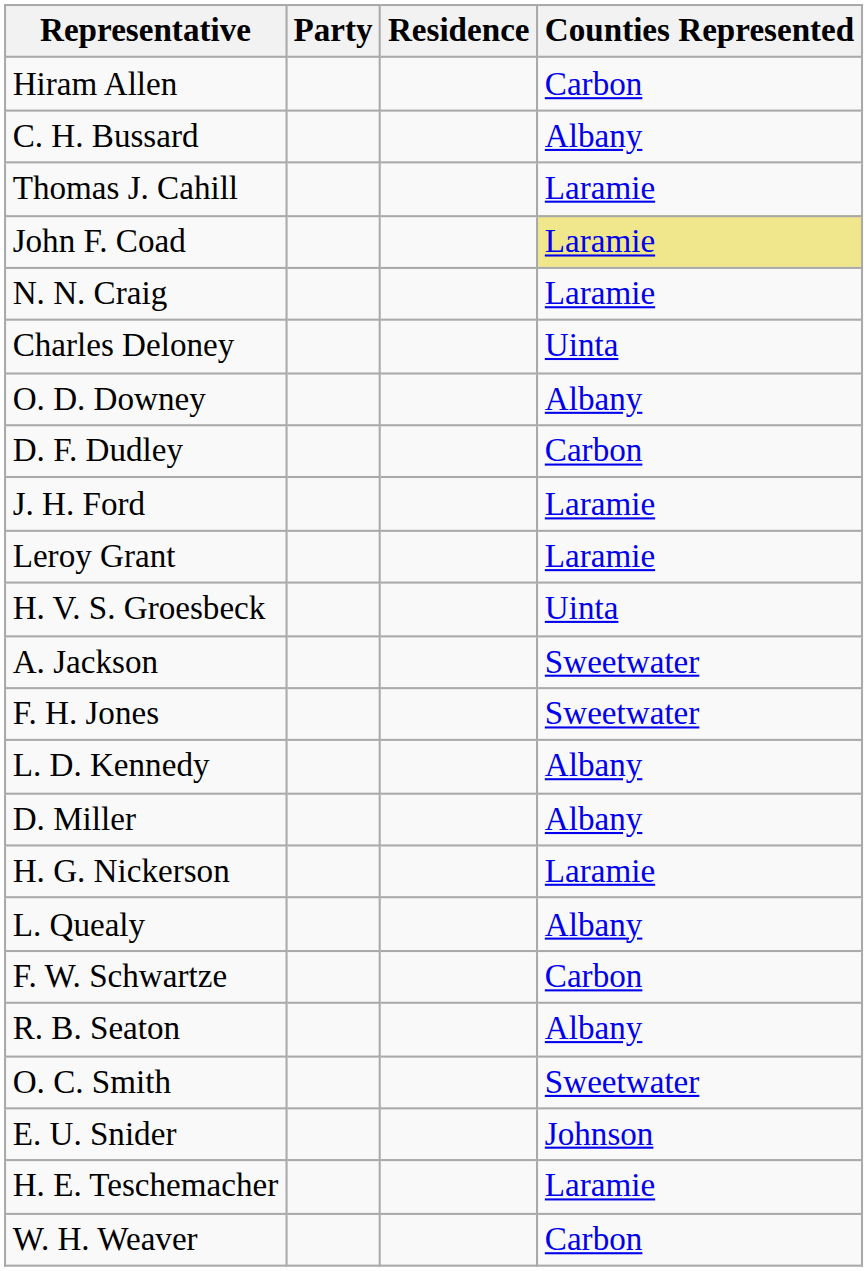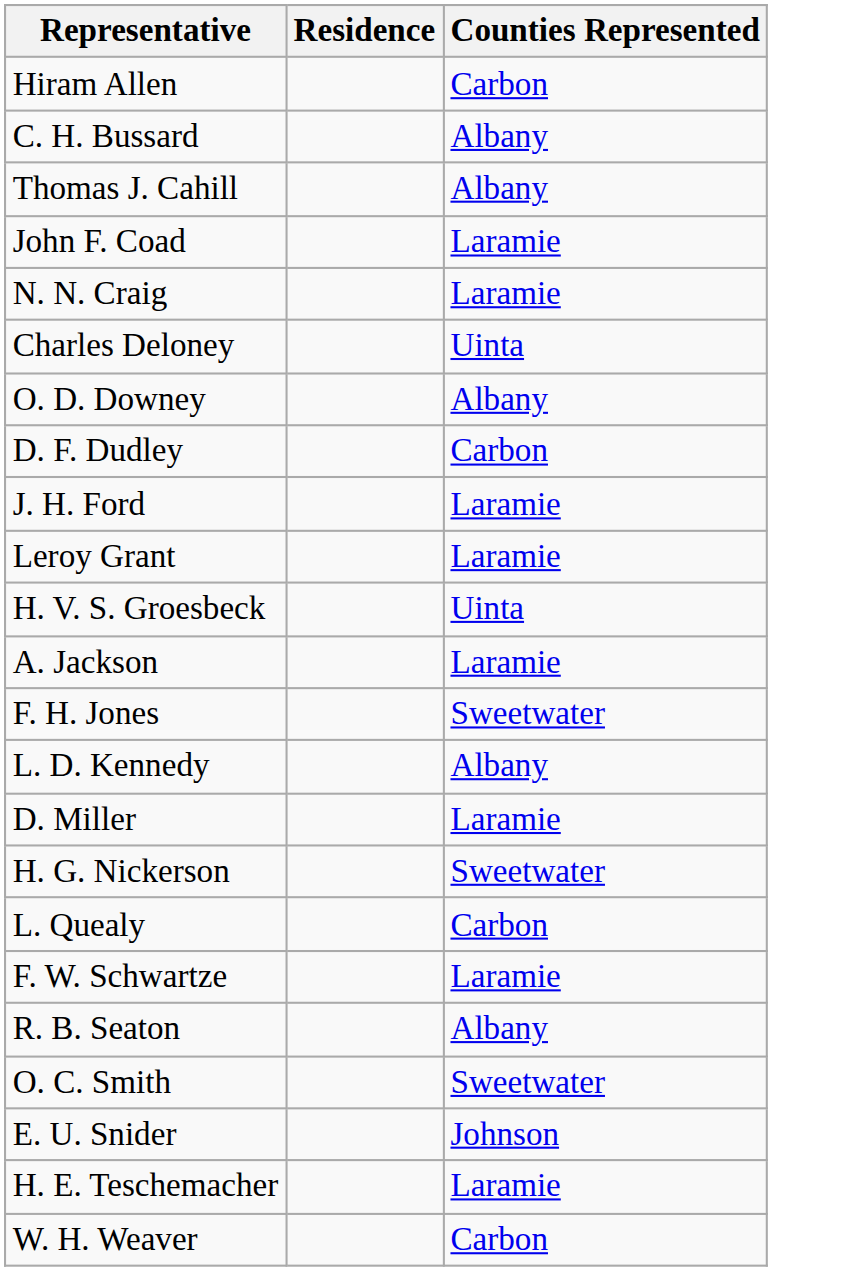- column: (333, 30)
(600, 188) Laramie -> (499, 188) Albany
(600, 240) khaki background -> (506, 240) no background
(622, 661) Sweetwater -> (506, 661) Laramie
(594, 818) Albany -> (506, 818) Laramie
(600, 871) Laramie -> (528, 871) Sweetwater
(594, 923) Albany -> (499, 923) Carbon
(594, 976) Carbon -> (506, 976) Laramie
